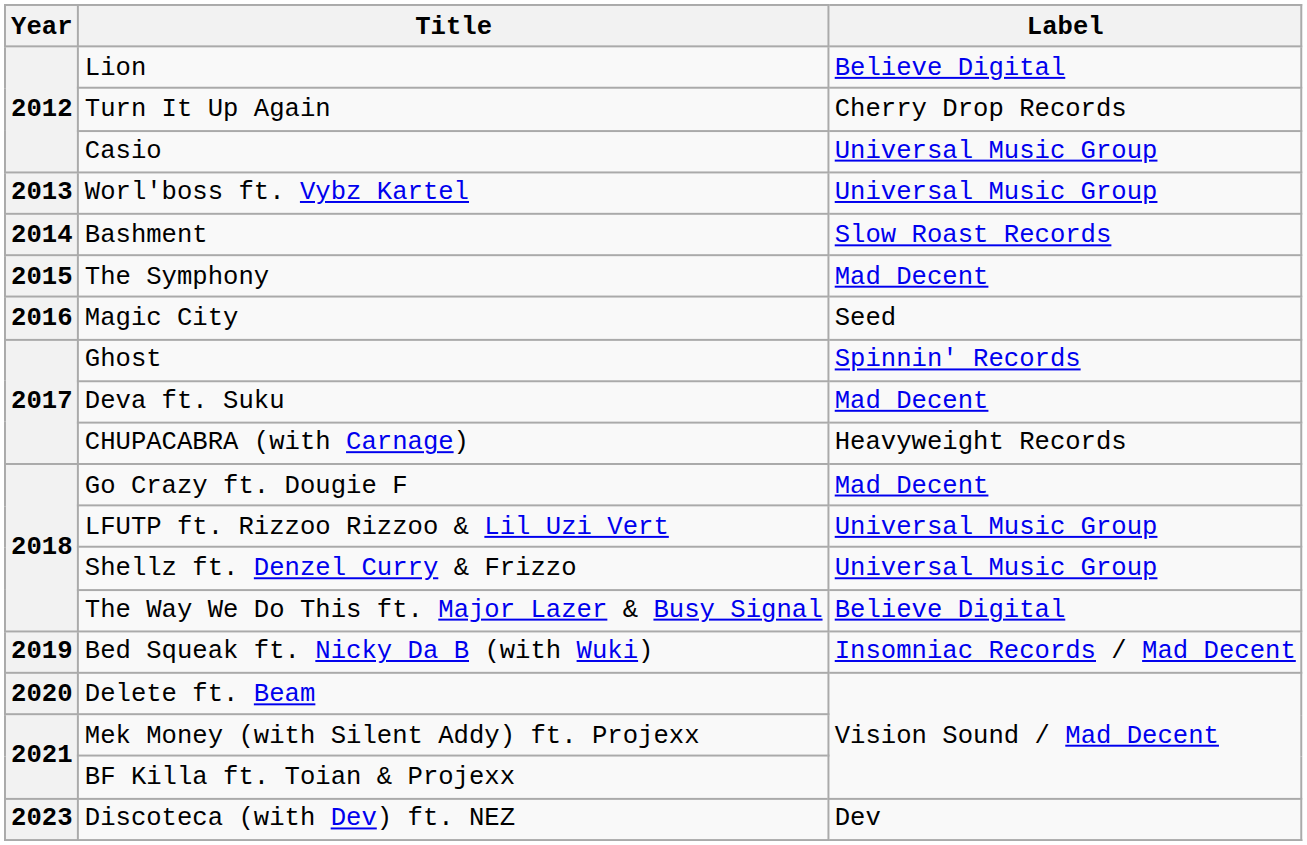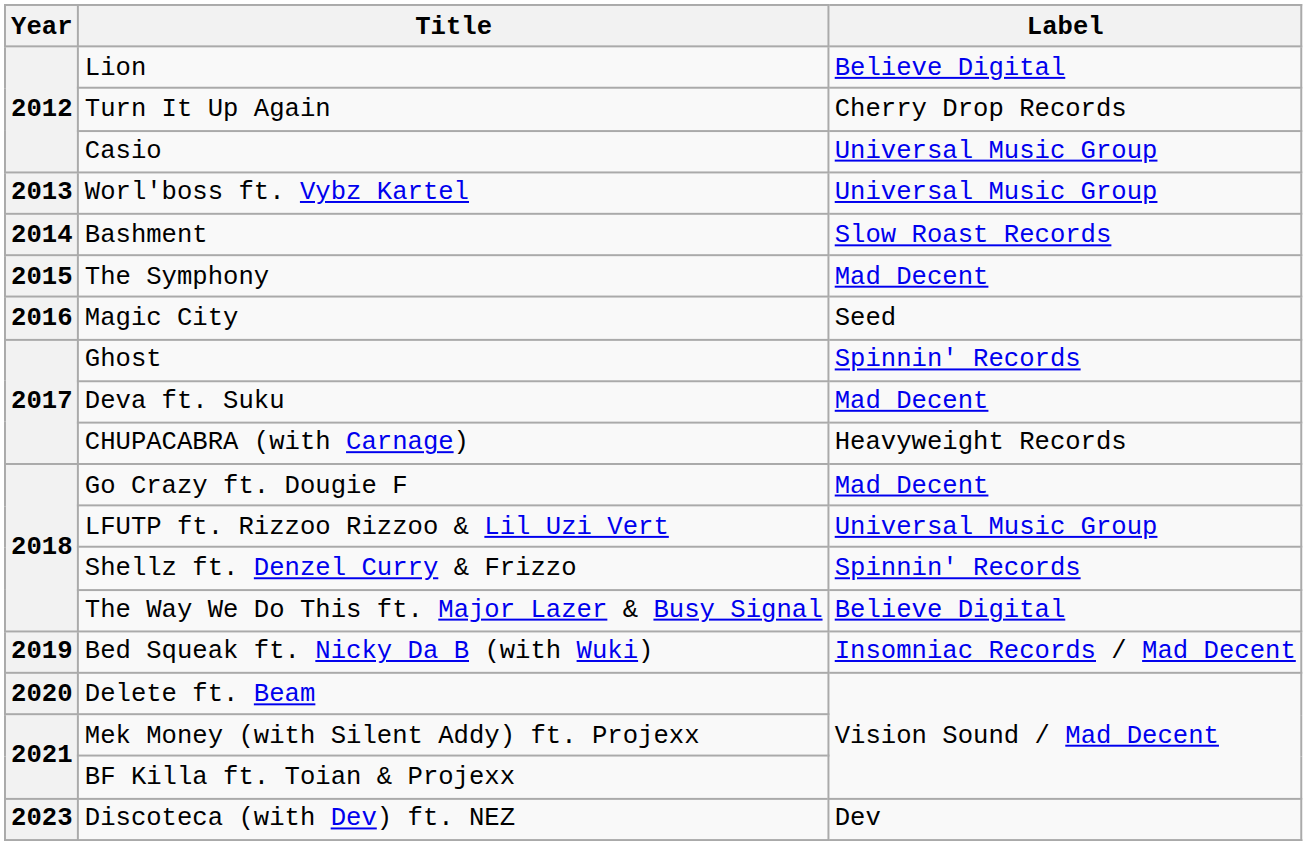(996, 568) Universal Music Group -> (958, 568) Spinnin' Records
